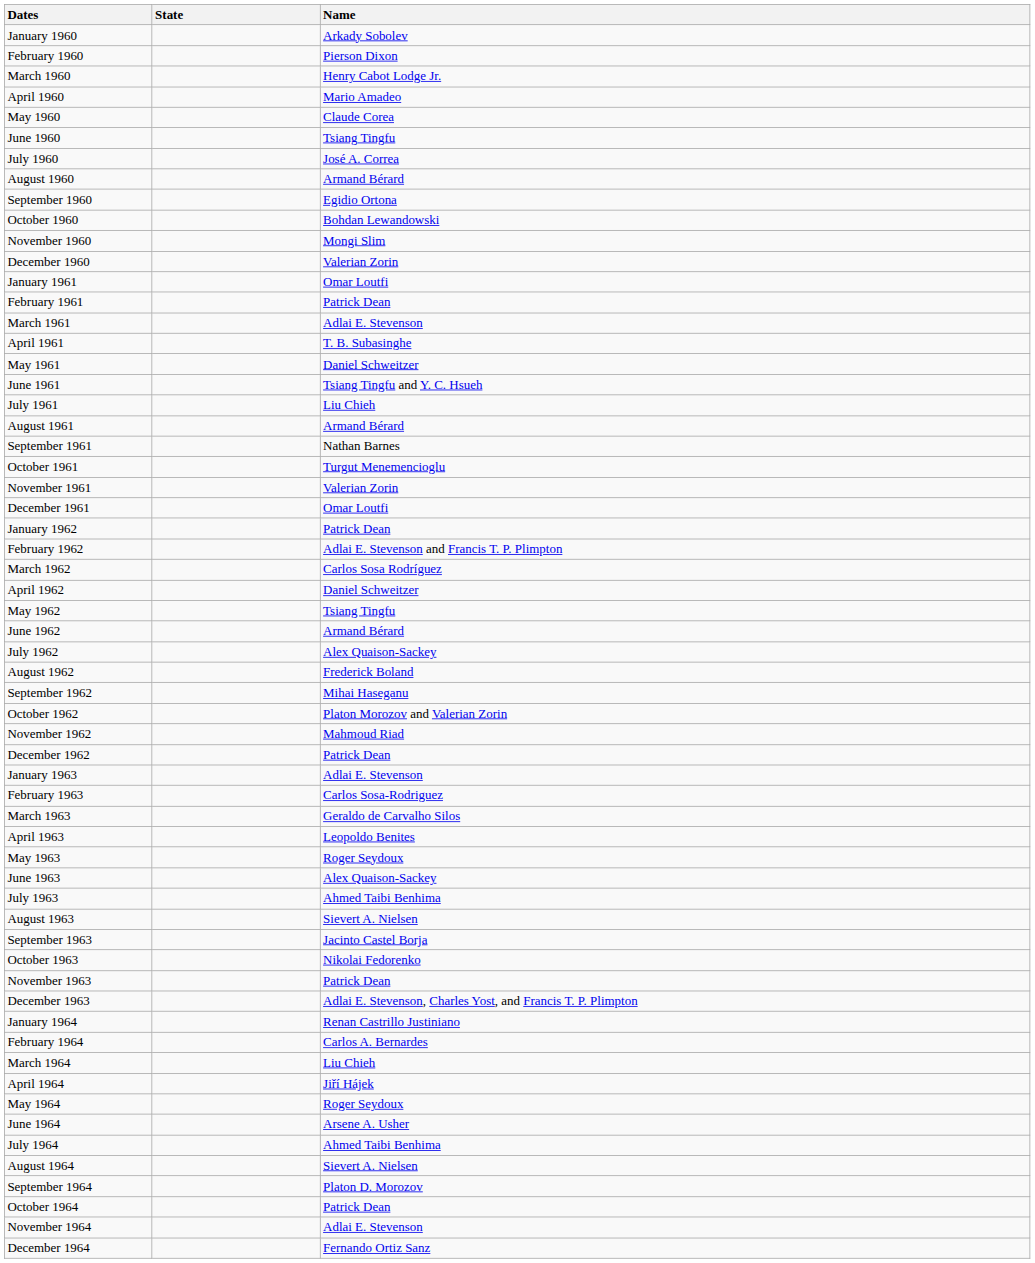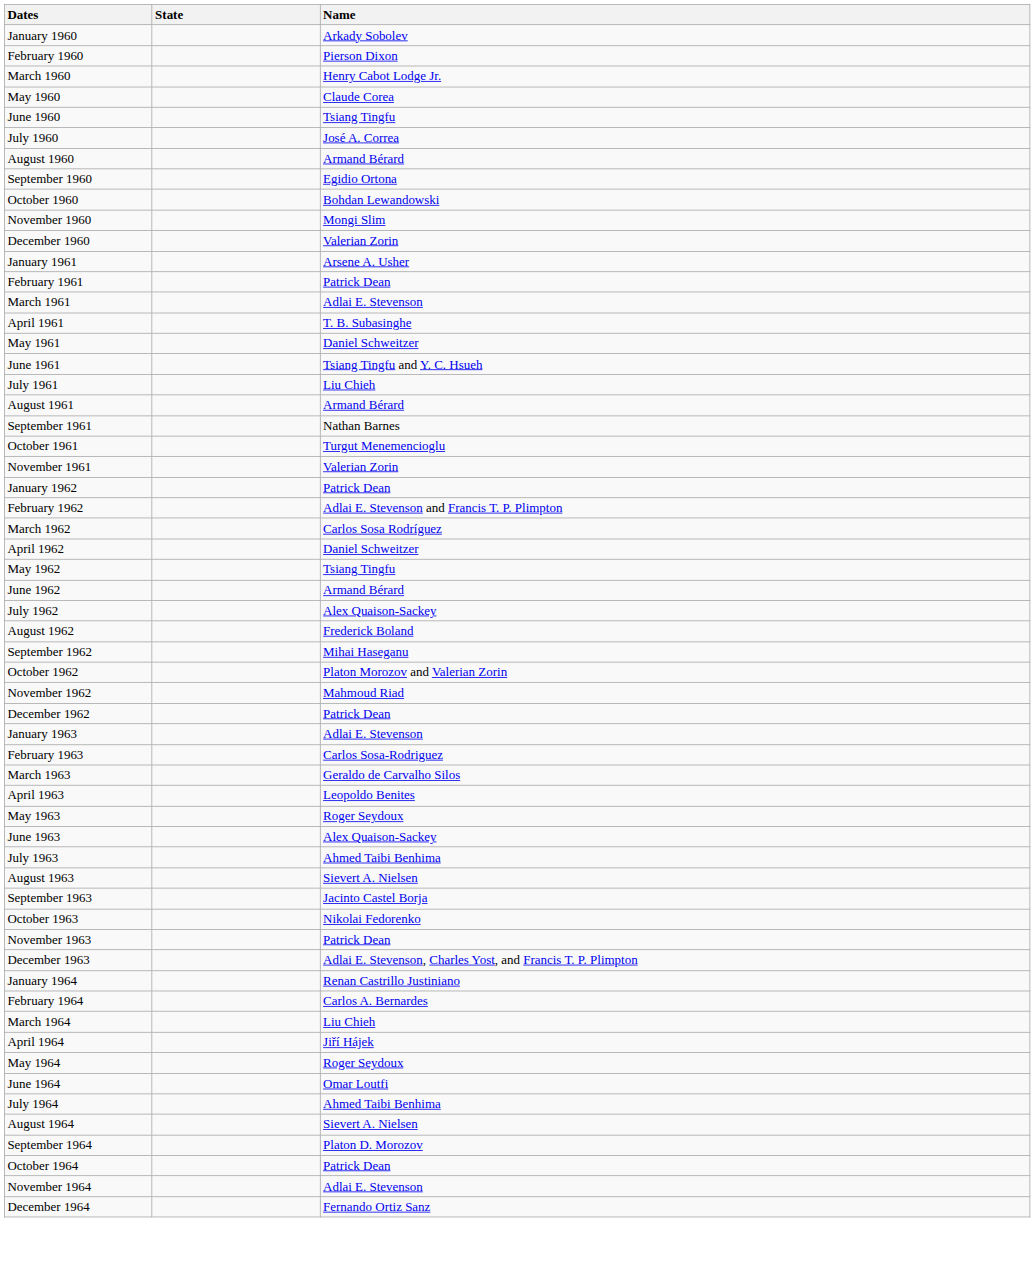- row: (36, 96)
(356, 281) Omar Loutfi -> (366, 261) Arsene A. Usher
- row: (49, 508)
(366, 1124) Arsene A. Usher -> (356, 1083) Omar Loutfi
